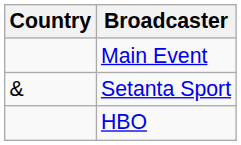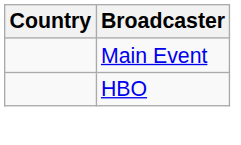- row: (166, 88)
